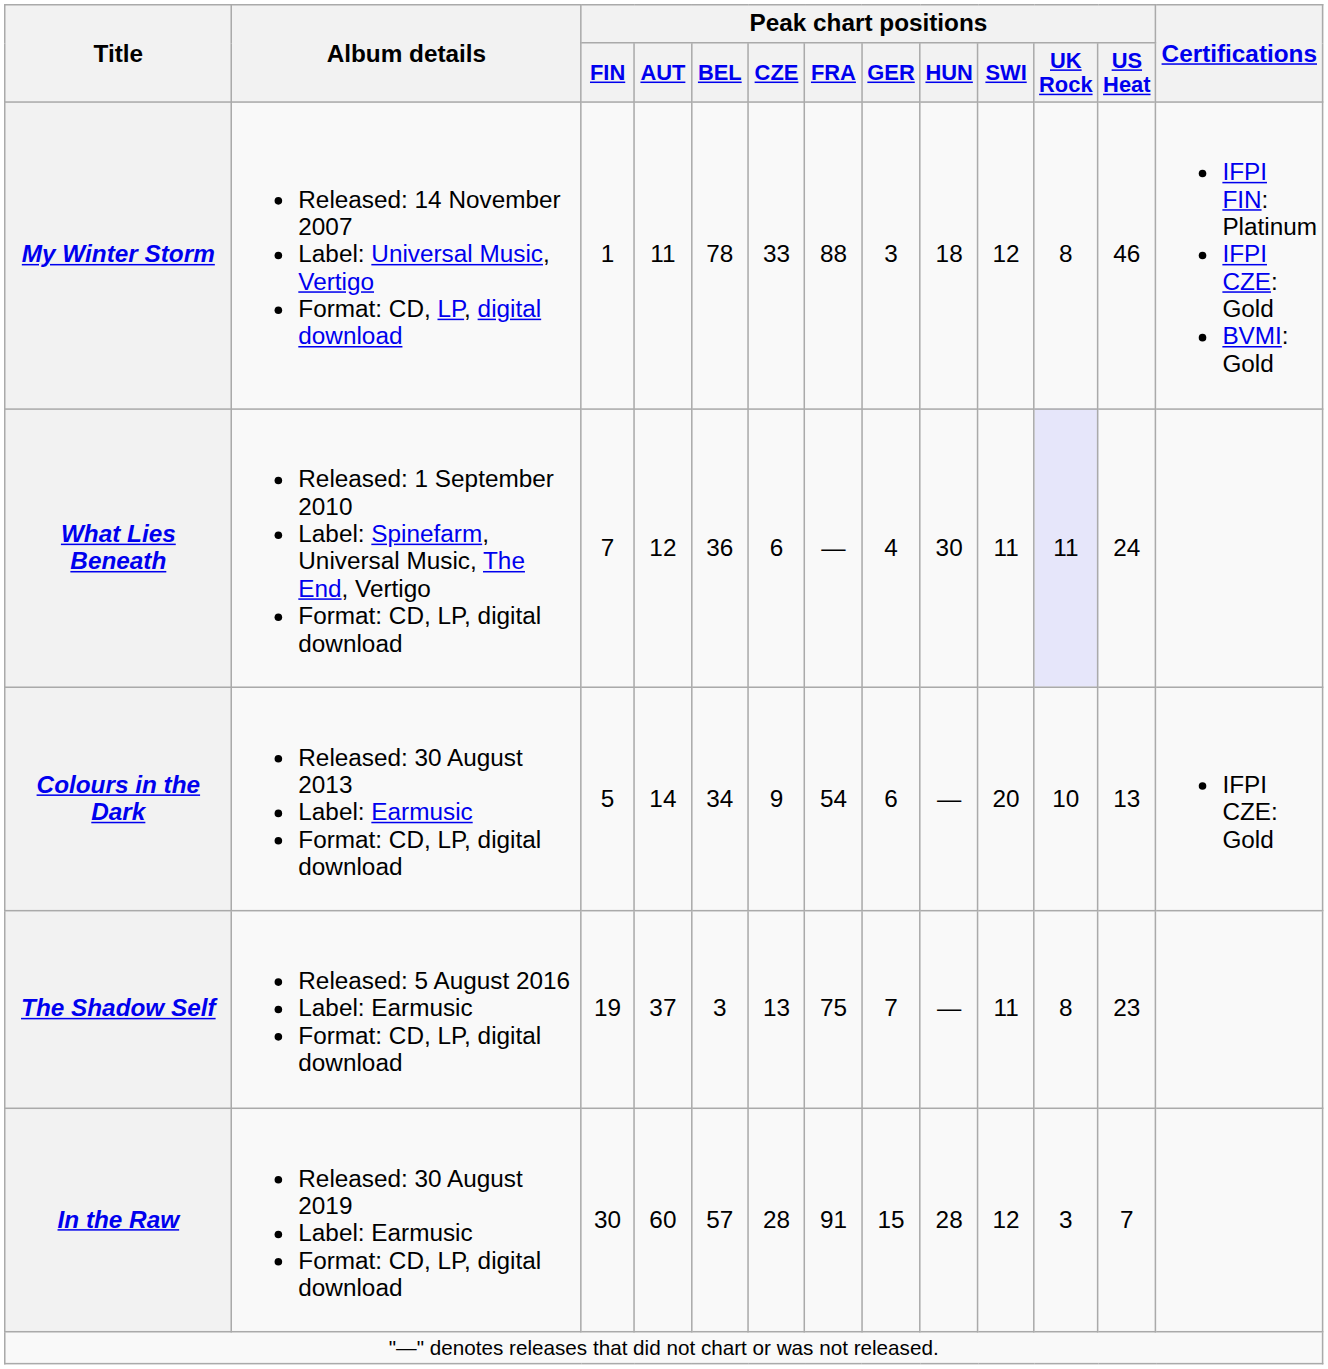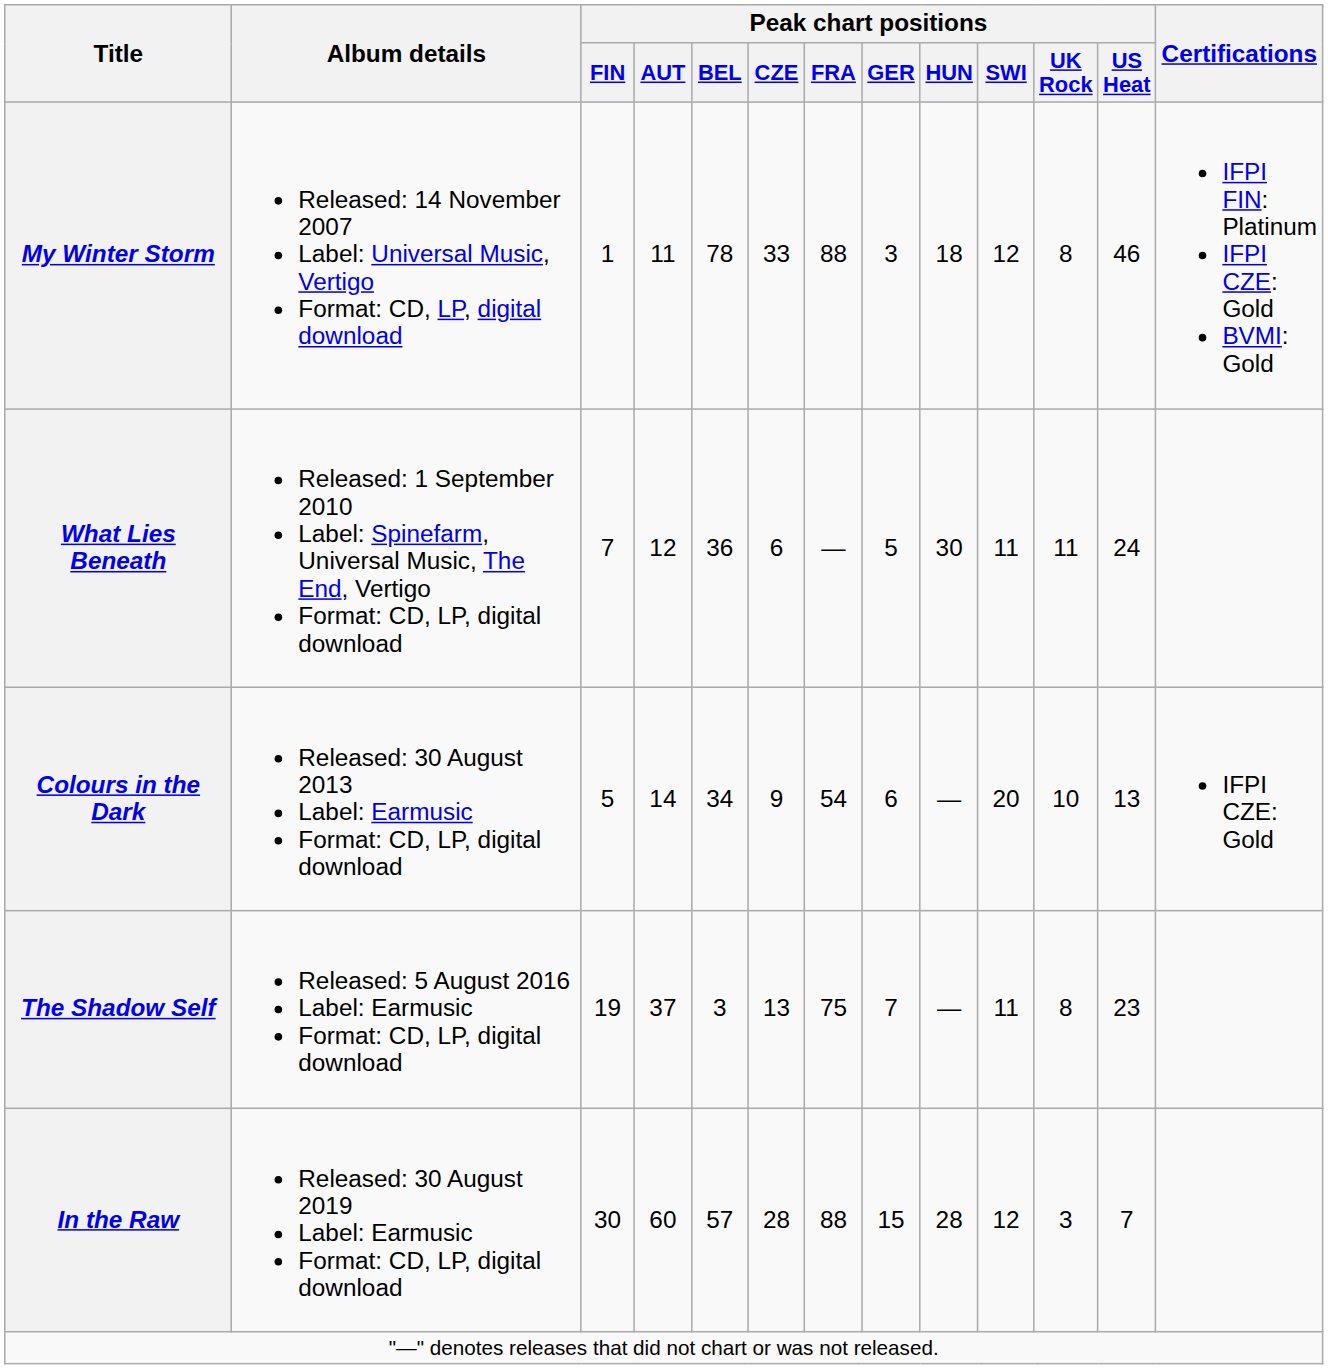(891, 547) 4 -> (891, 547) 5
(1066, 547) lavender background -> (1066, 547) no background
(833, 1219) 91 -> (833, 1219) 88
